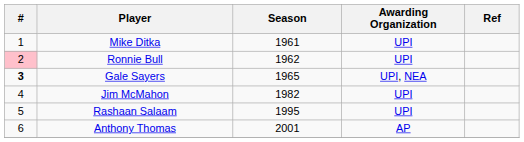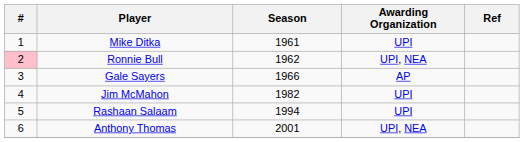(403, 59) UPI -> (403, 59) UPI, NEA
(21, 77) bold -> (21, 77) normal
(287, 77) 1965 -> (287, 77) 1966
(403, 77) UPI, NEA -> (403, 77) AP
(287, 111) 1995 -> (287, 111) 1994
(403, 128) AP -> (403, 128) UPI, NEA
